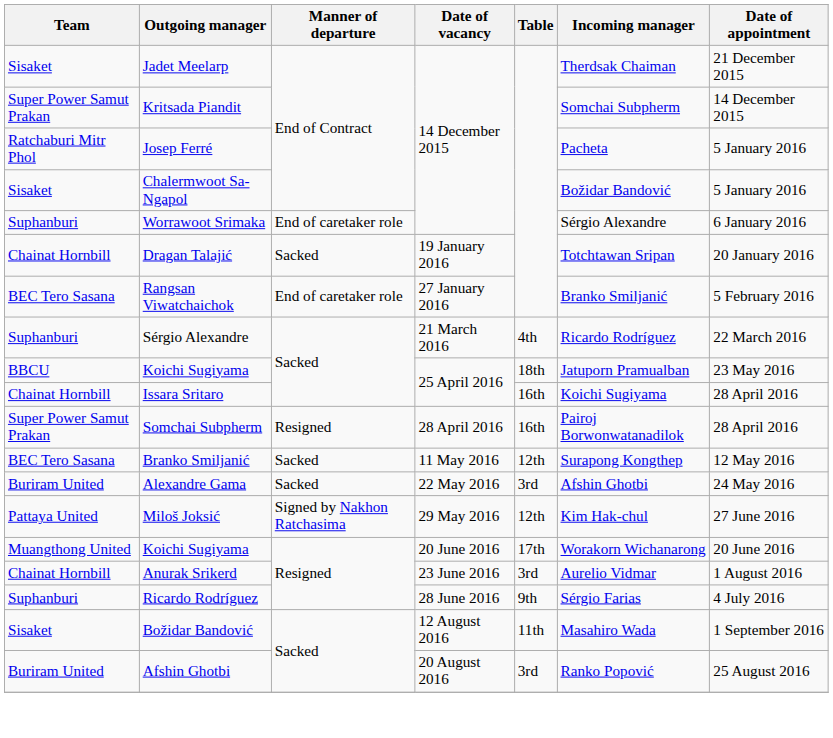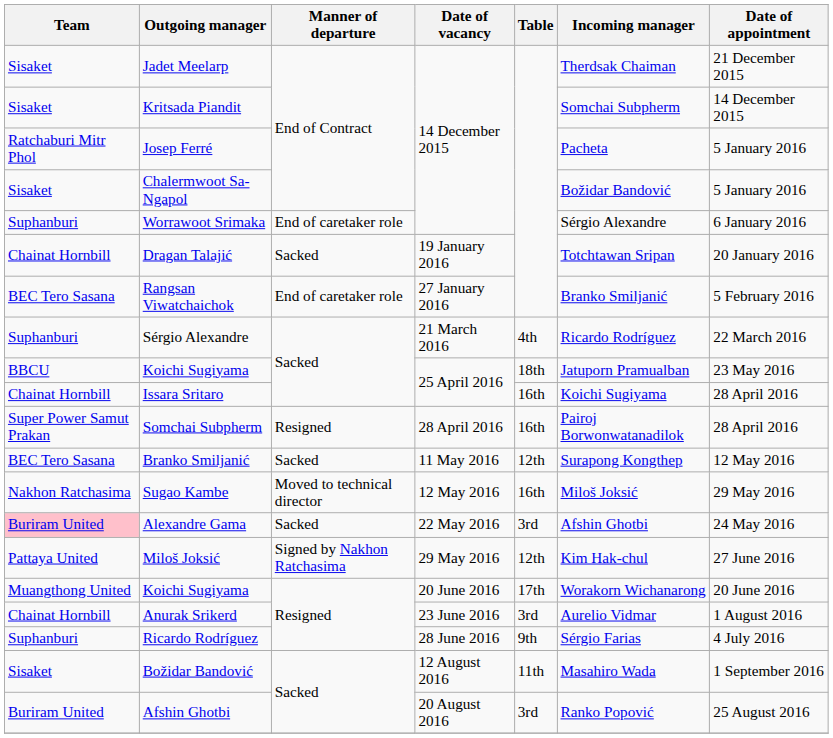(68, 107) Super Power Samut Prakan -> (30, 107) Sisaket
+ row: (186, 492)
(56, 483) no background -> (56, 525) pink background
